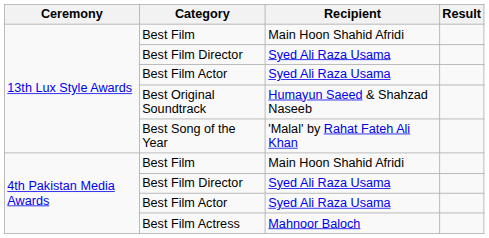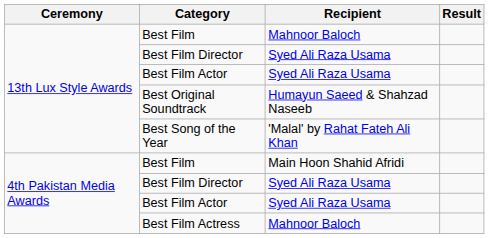(336, 34) Main Hoon Shahid Afridi -> (314, 34) Mahnoor Baloch
